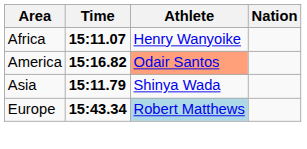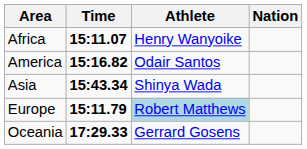(176, 62) lightsalmon background -> (177, 62) no background
(97, 86) 15:11.79 -> (99, 86) 15:43.34
(98, 109) 15:43.34 -> (98, 109) 15:11.79
+ row: (35, 132)
